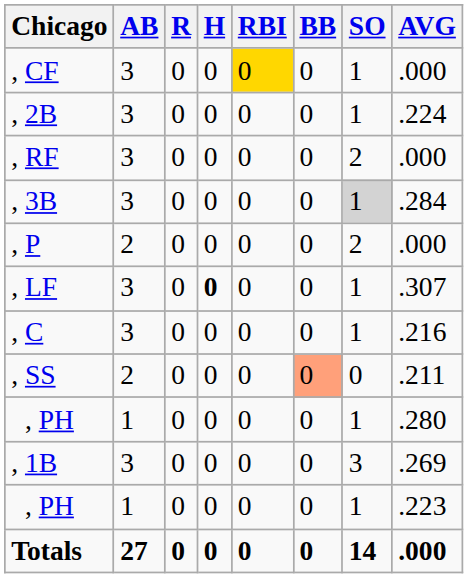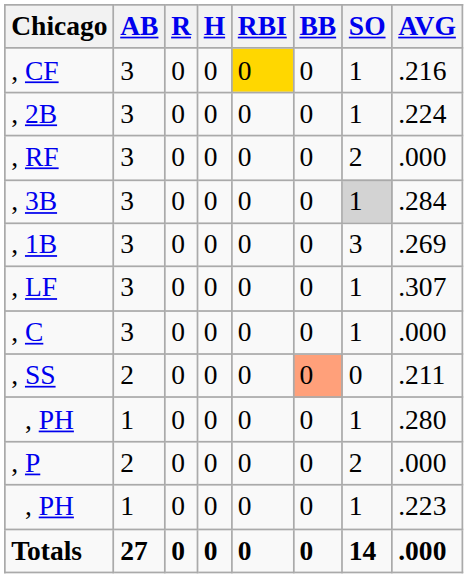(422, 69) .000 -> (422, 69) .216
rows swapped: (34, 462) <-> (26, 244)
(211, 288) bold -> (211, 288) normal
(422, 331) .216 -> (422, 331) .000
